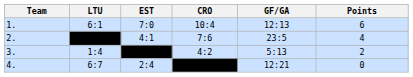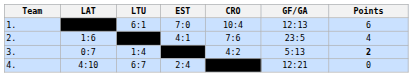+ column: (88, 11)
(362, 52) normal -> (368, 52) bold
